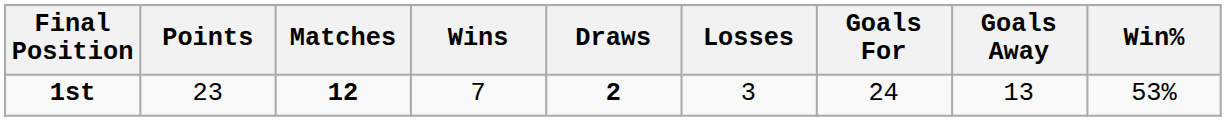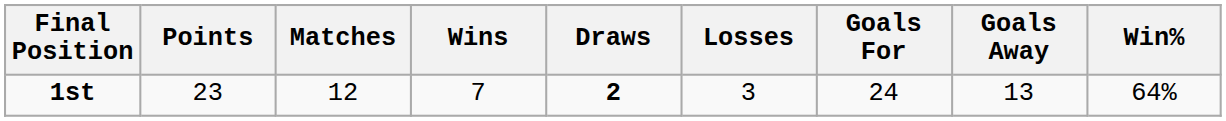(343, 95) bold -> (343, 95) normal
(1154, 95) 53% -> (1154, 95) 64%
